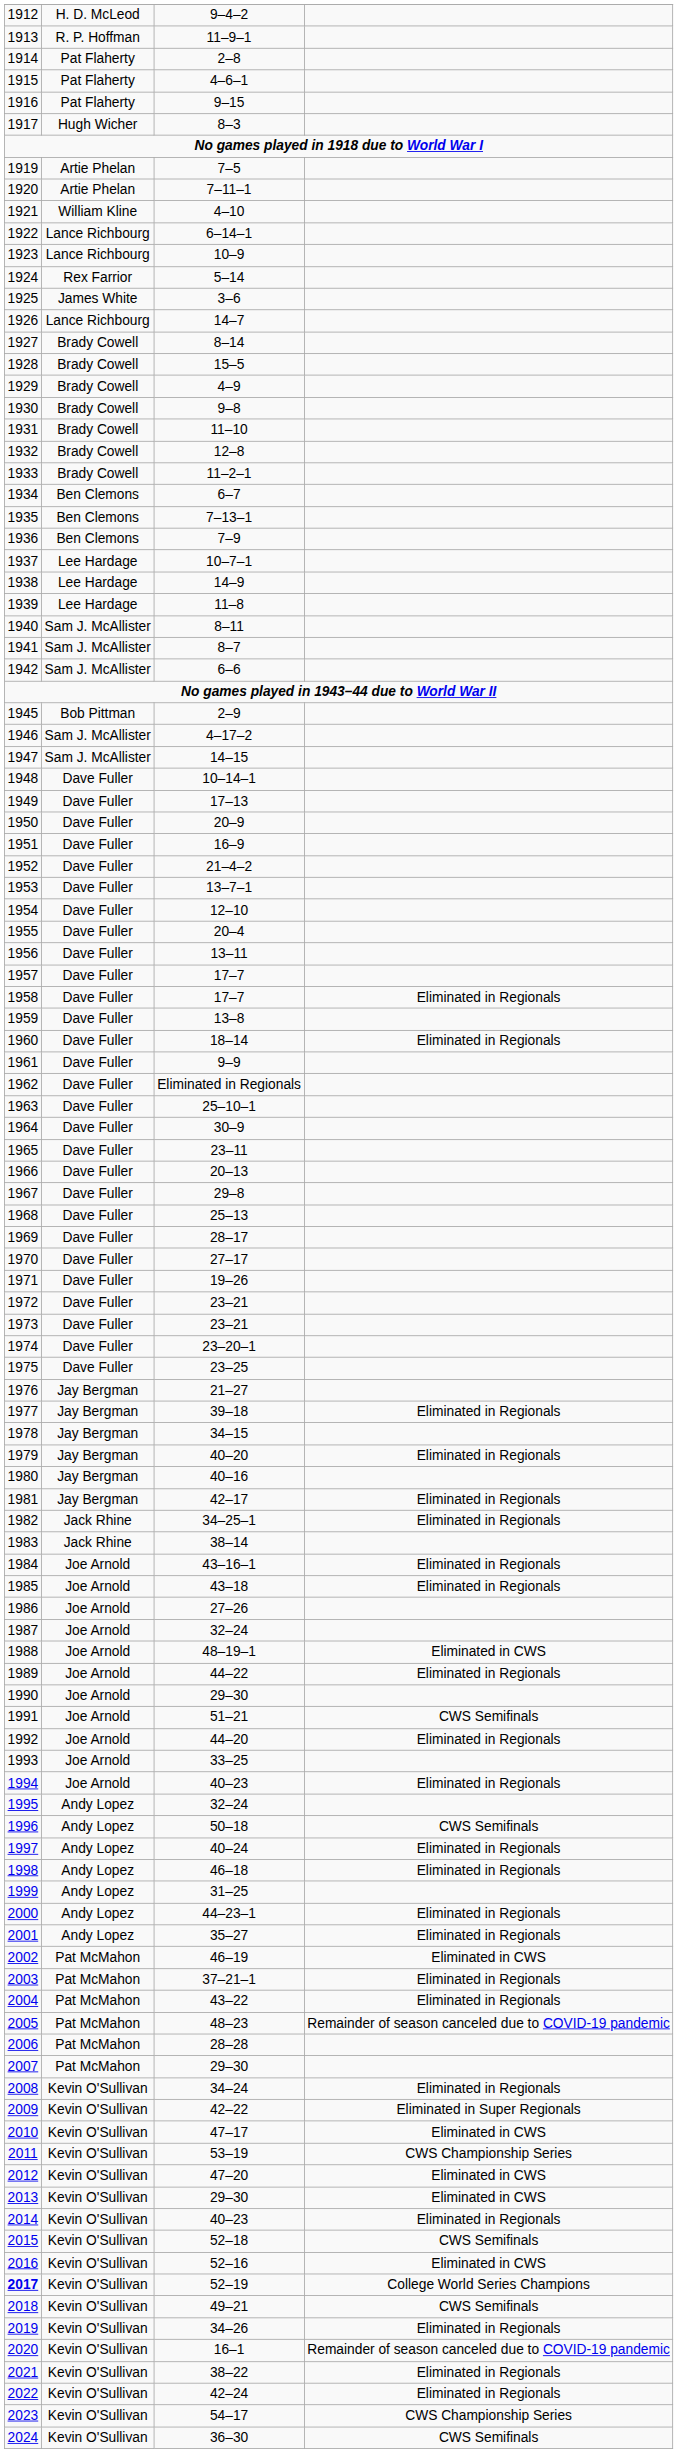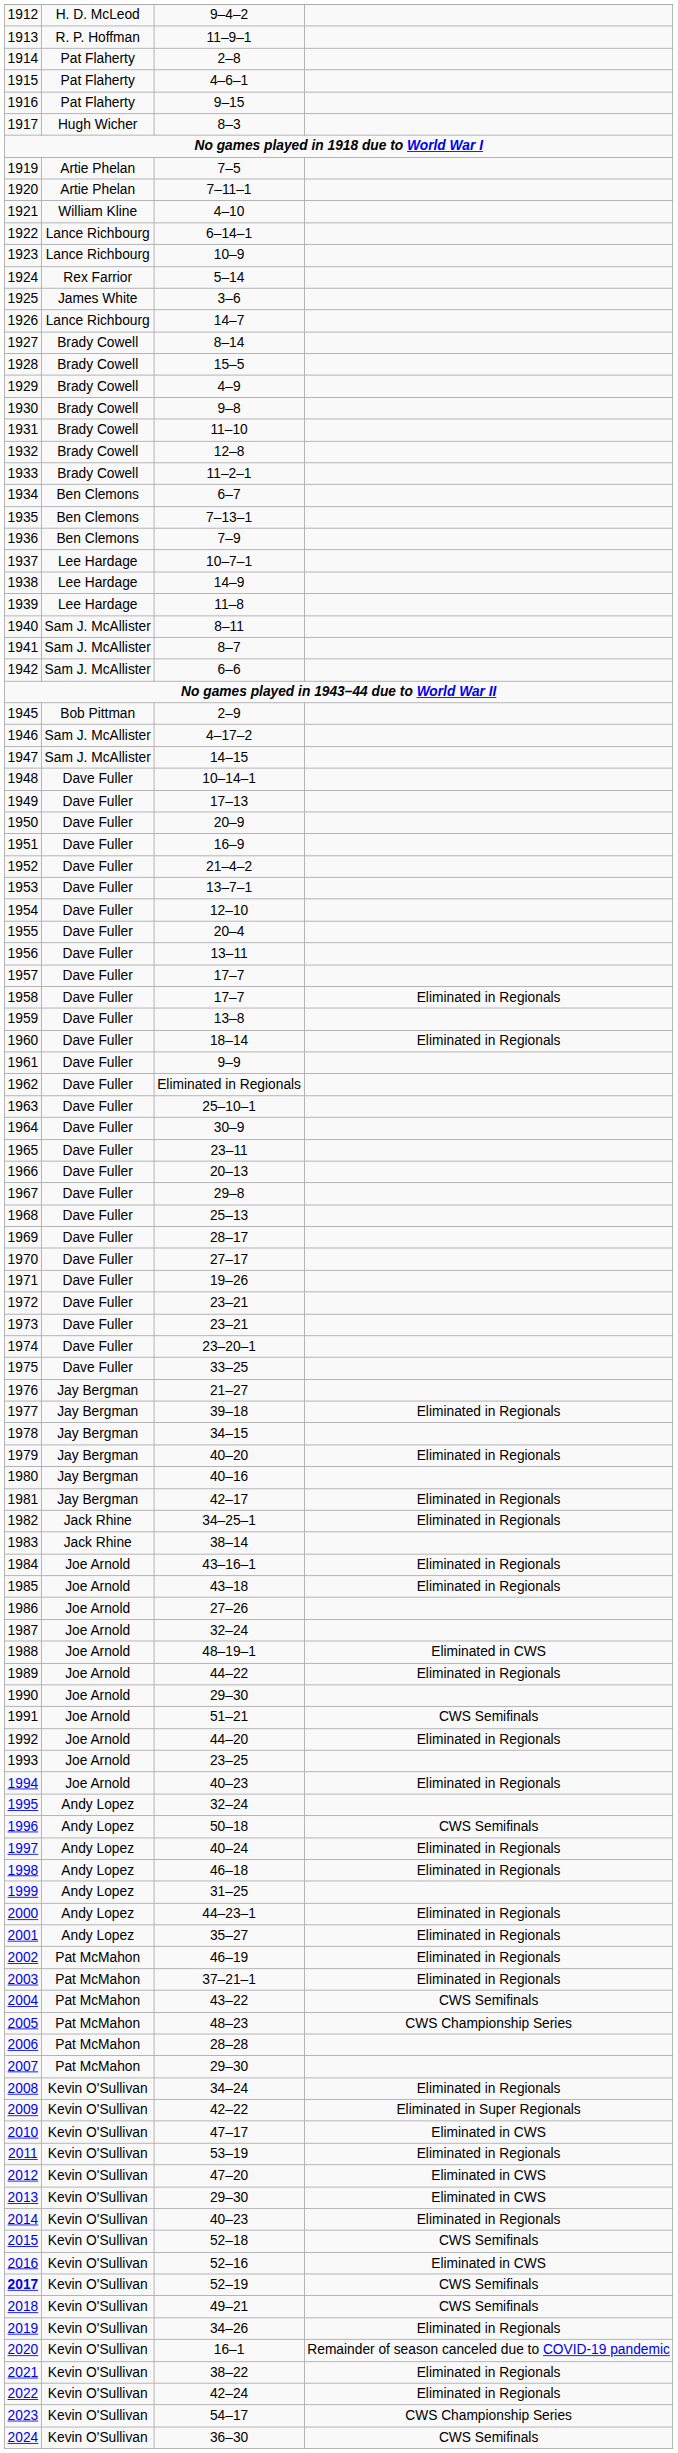(229, 1368) 23–25 -> (229, 1368) 33–25
(229, 1761) 33–25 -> (229, 1761) 23–25
(489, 1957) Eliminated in CWS -> (489, 1957) Eliminated in Regionals
(489, 2001) Eliminated in Regionals -> (489, 2001) CWS Semifinals
(489, 2023) Remainder of season canceled due to COVID-19 pandemic -> (489, 2023) CWS Championship Series
(489, 2154) CWS Championship Series -> (489, 2154) Eliminated in Regionals
(489, 2284) College World Series Champions -> (489, 2284) CWS Semifinals
